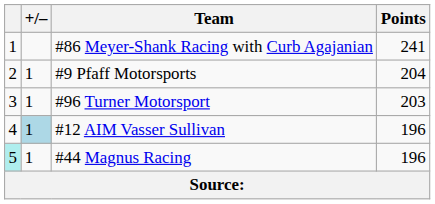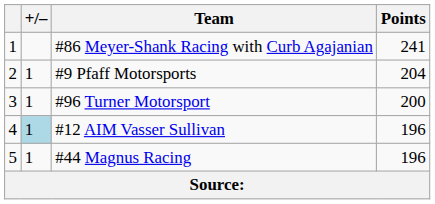(413, 102) 203 -> (413, 102) 200
(13, 157) paleturquoise background -> (13, 157) no background
